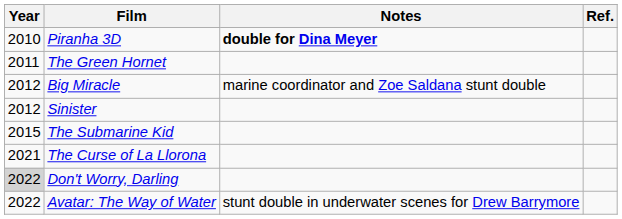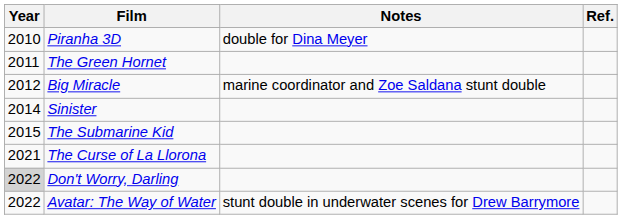(300, 39) bold -> (295, 39) normal
(24, 109) 2012 -> (24, 109) 2014
